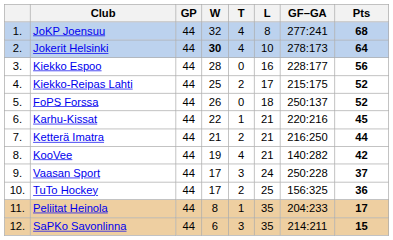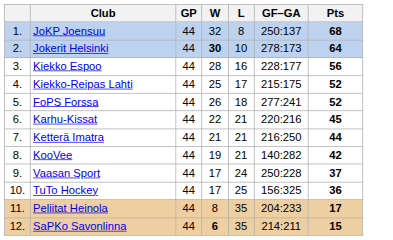- column: (241, 13)
(307, 31) 277:241 -> (281, 31) 250:137
(307, 102) 250:137 -> (281, 102) 277:241
(215, 226) normal -> (215, 226) bold
